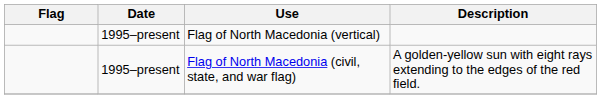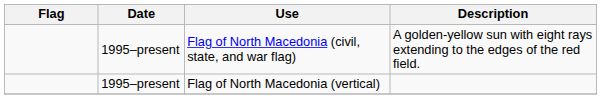rows swapped: (274, 69) <-> (284, 34)
